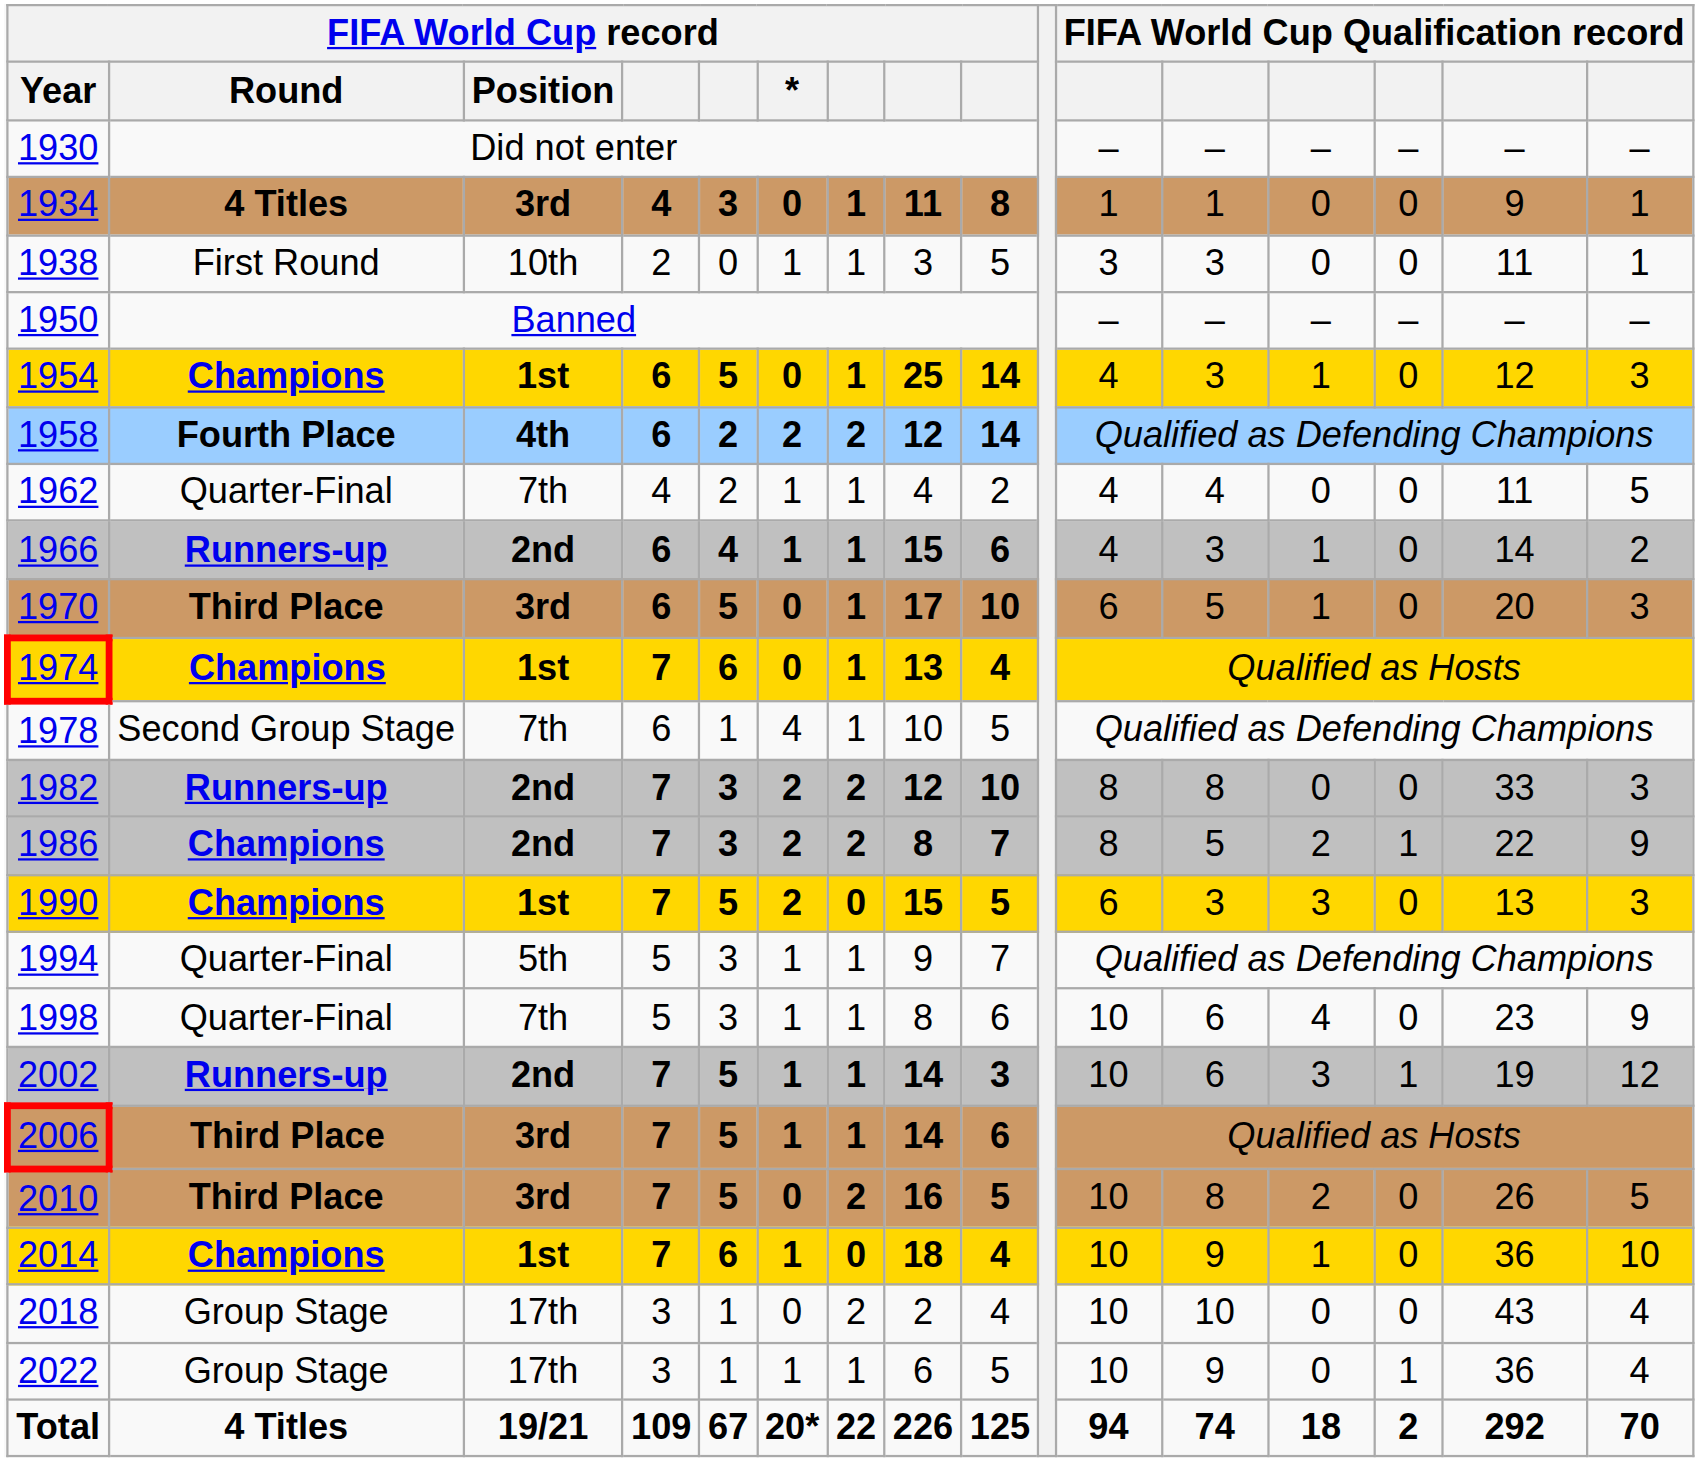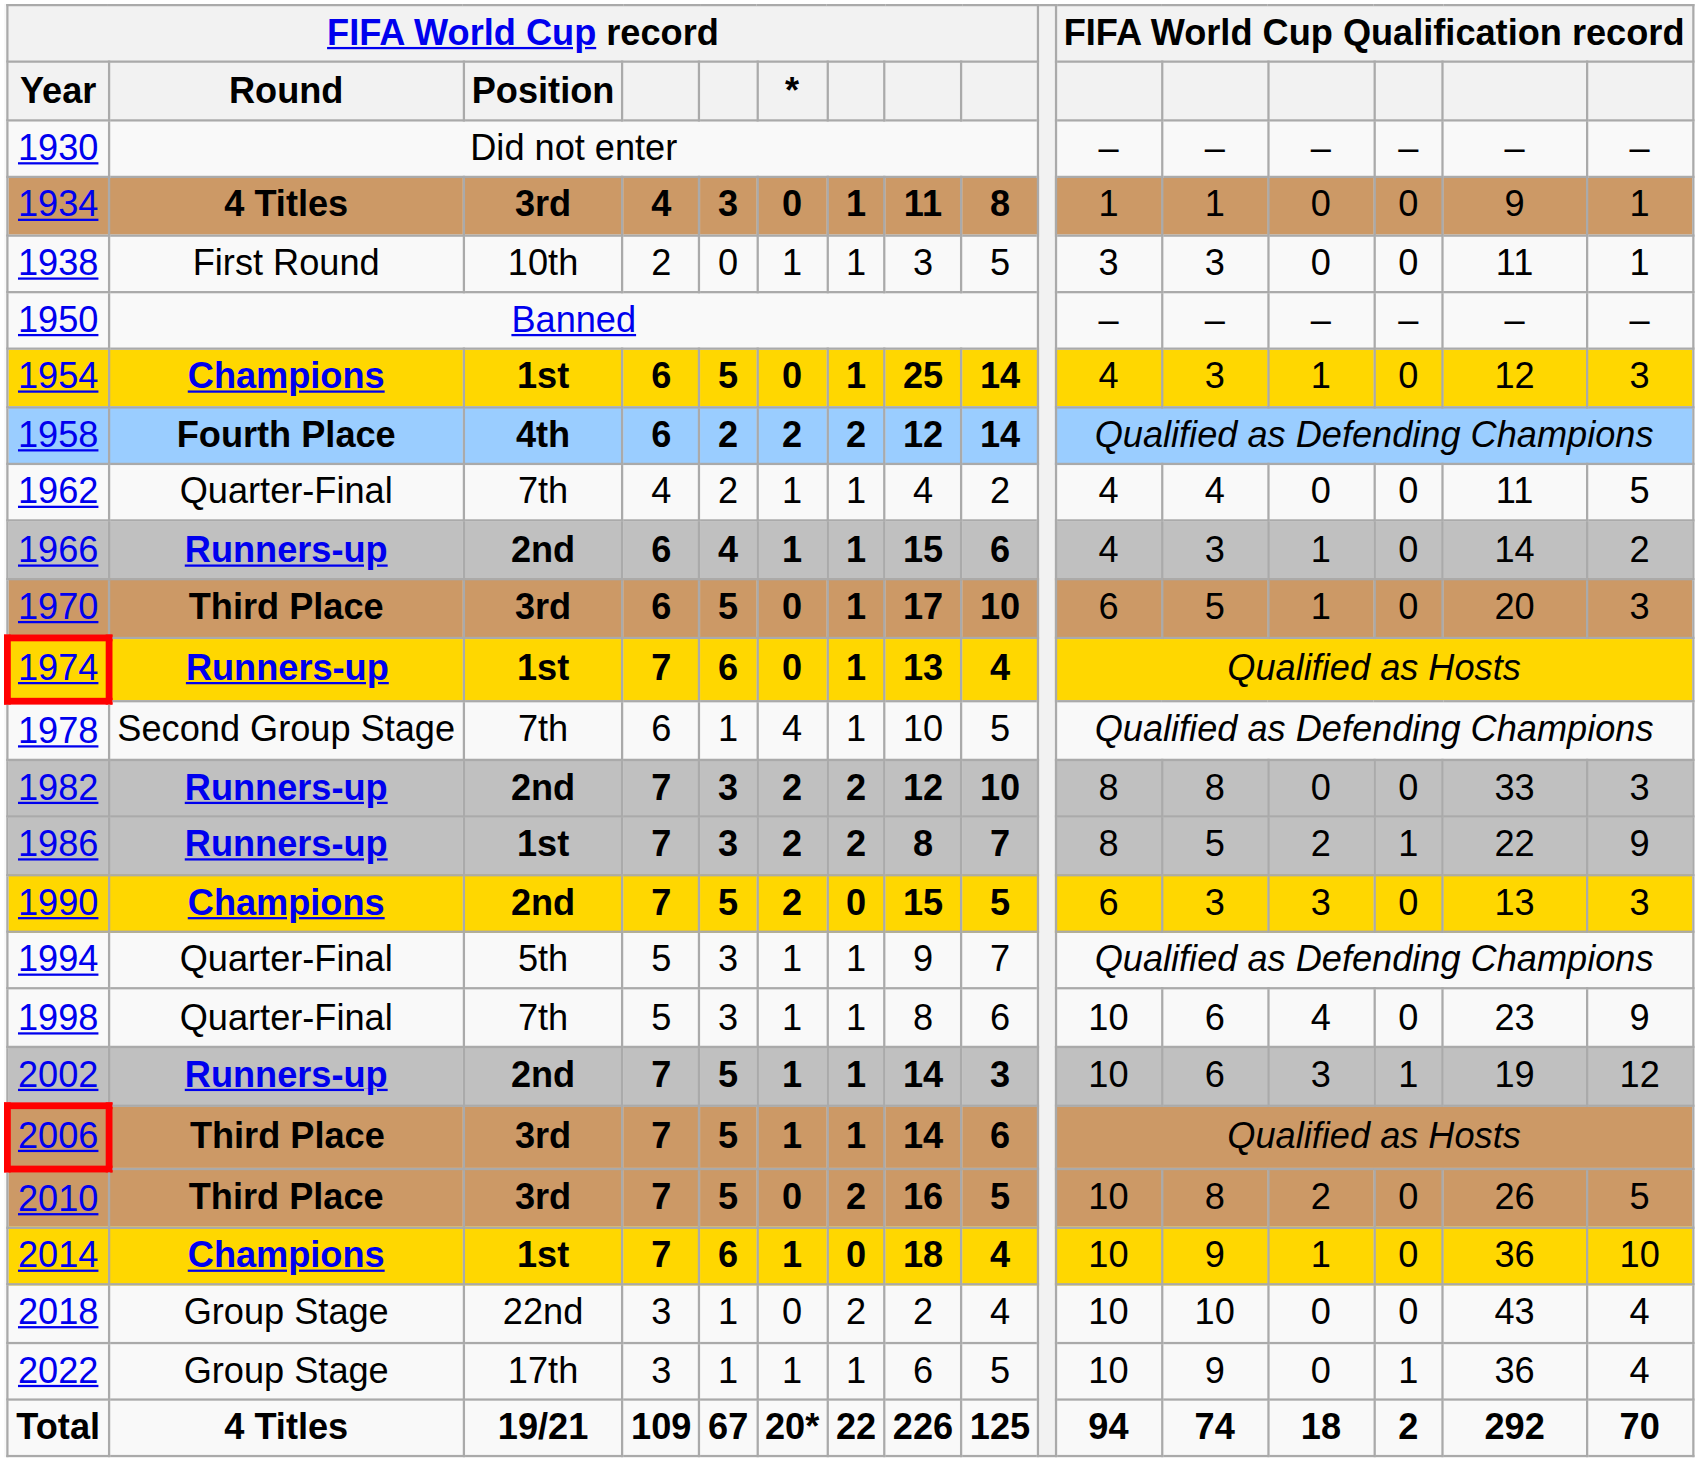(287, 668) Champions -> (287, 668) Runners-up
(286, 845) Champions -> (286, 845) Runners-up
(543, 845) 2nd -> (543, 845) 1st
(543, 902) 1st -> (543, 902) 2nd
(543, 1312) 17th -> (543, 1312) 22nd
